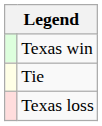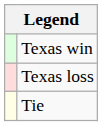rows swapped: (58, 106) <-> (33, 77)
